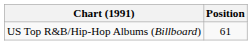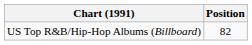(225, 31) 61 -> (225, 31) 82
